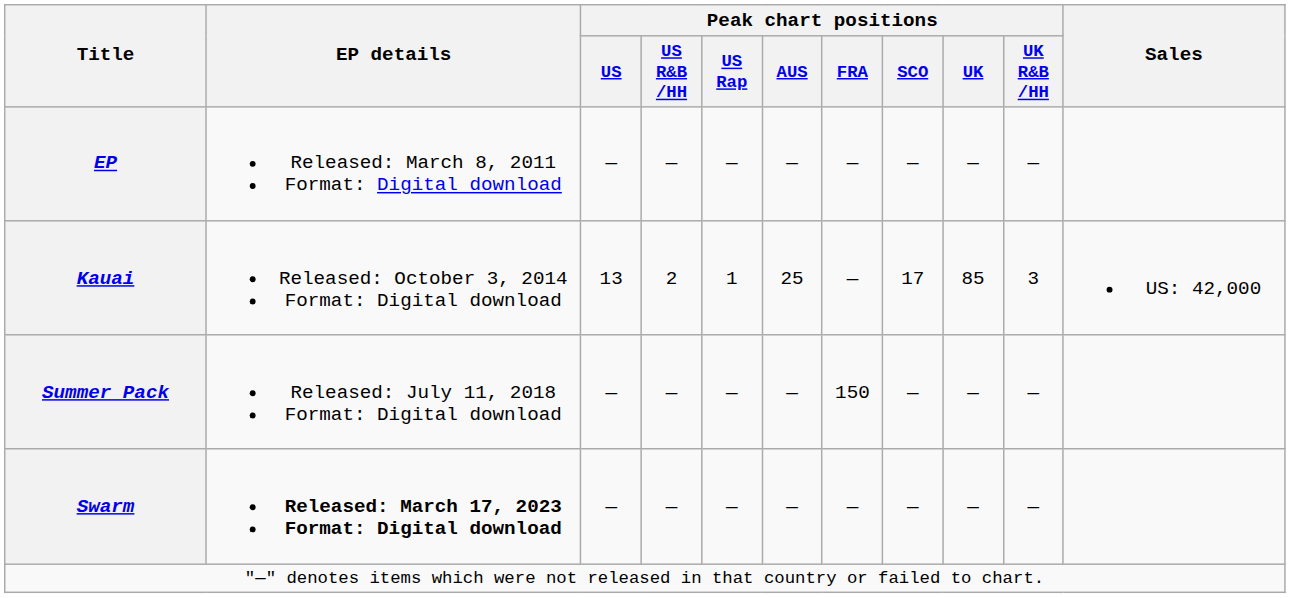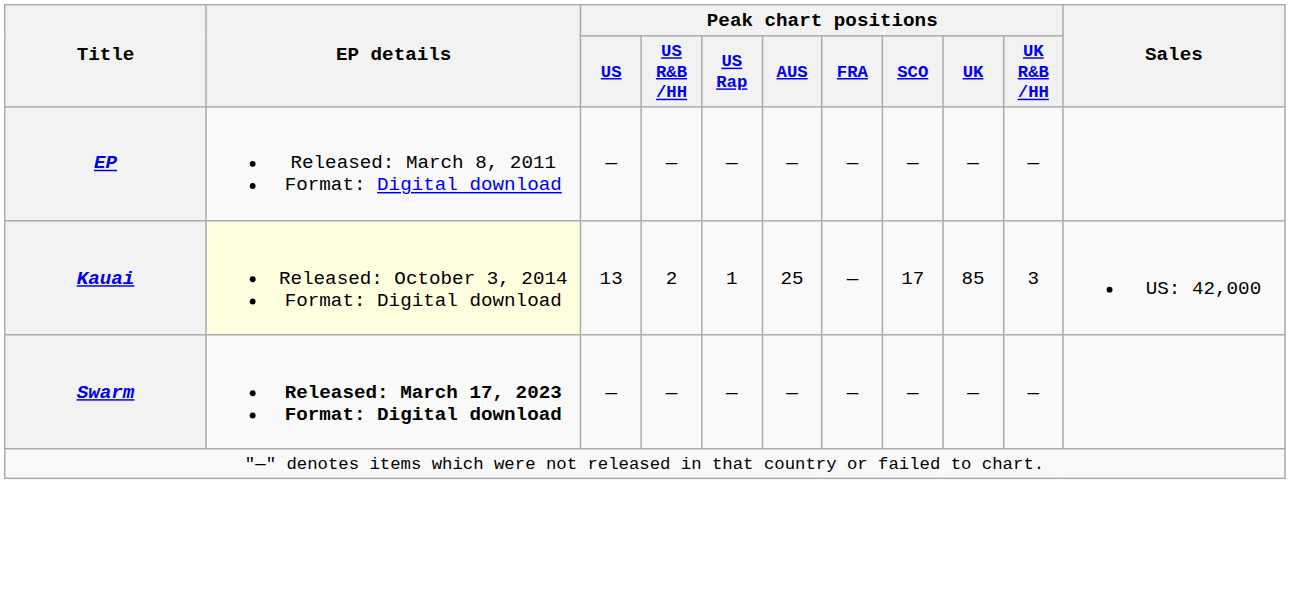(394, 289) no background -> (394, 289) lightyellow background
- row: (106, 392)
